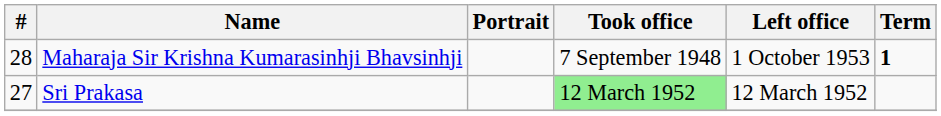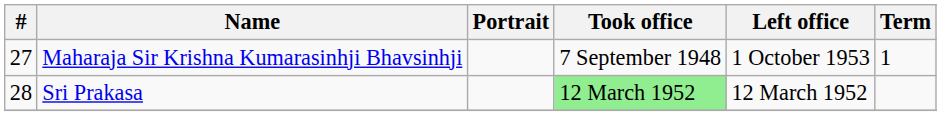(21, 57) 28 -> (21, 57) 27
(886, 57) bold -> (886, 57) normal
(21, 92) 27 -> (21, 92) 28
